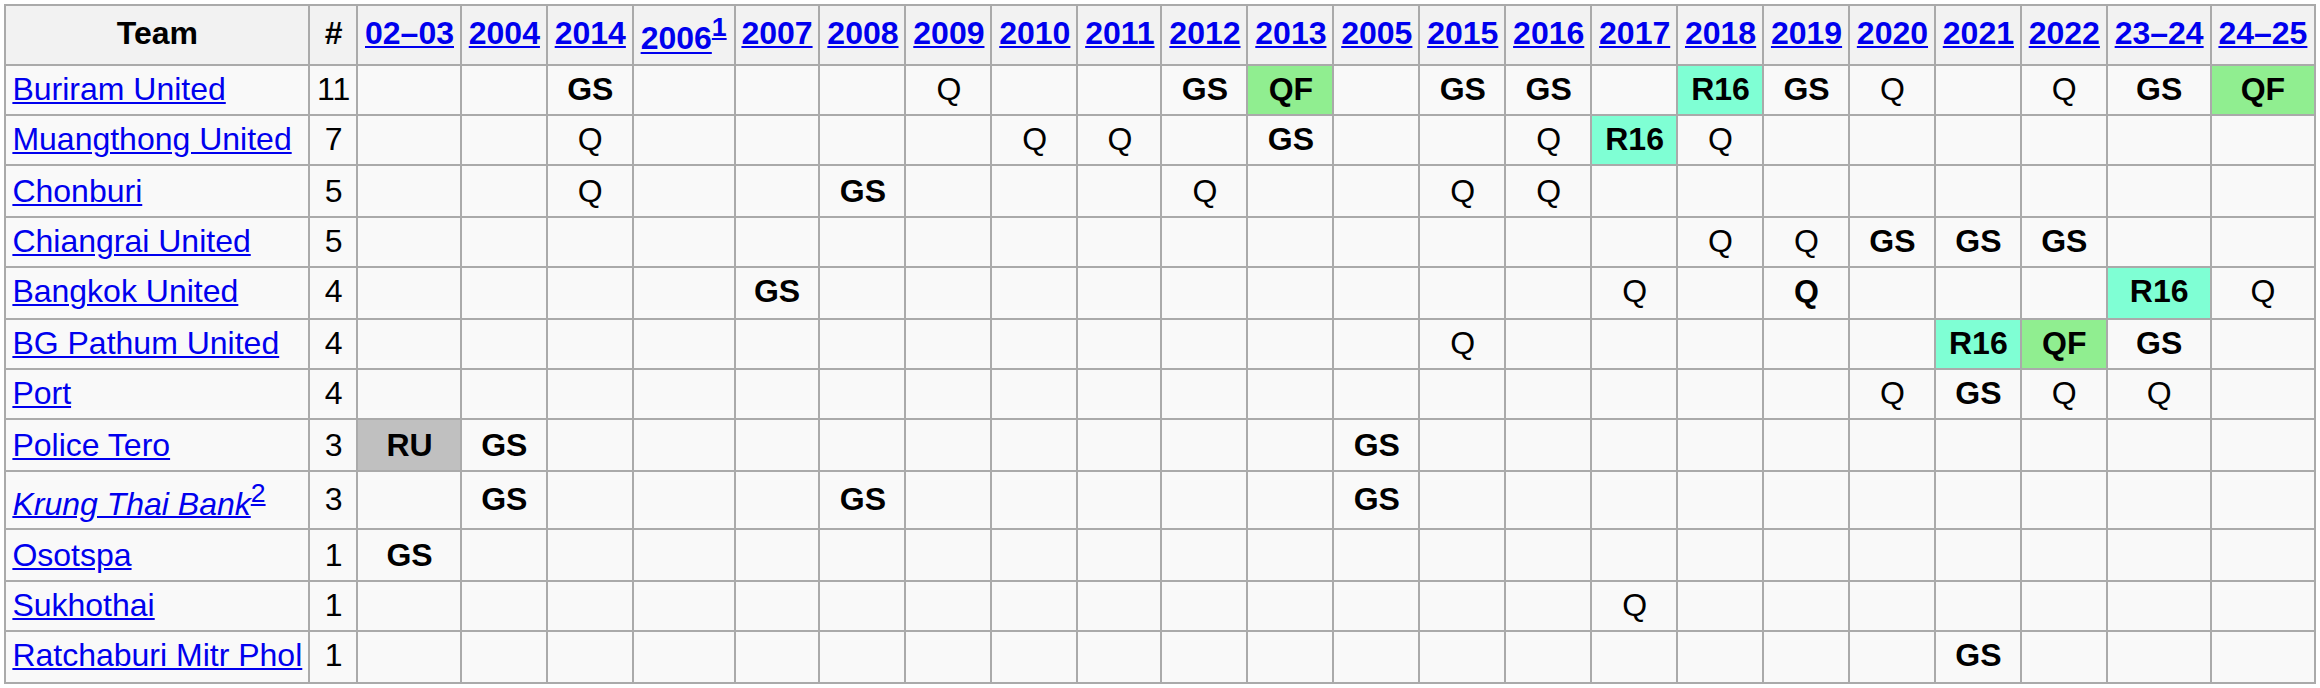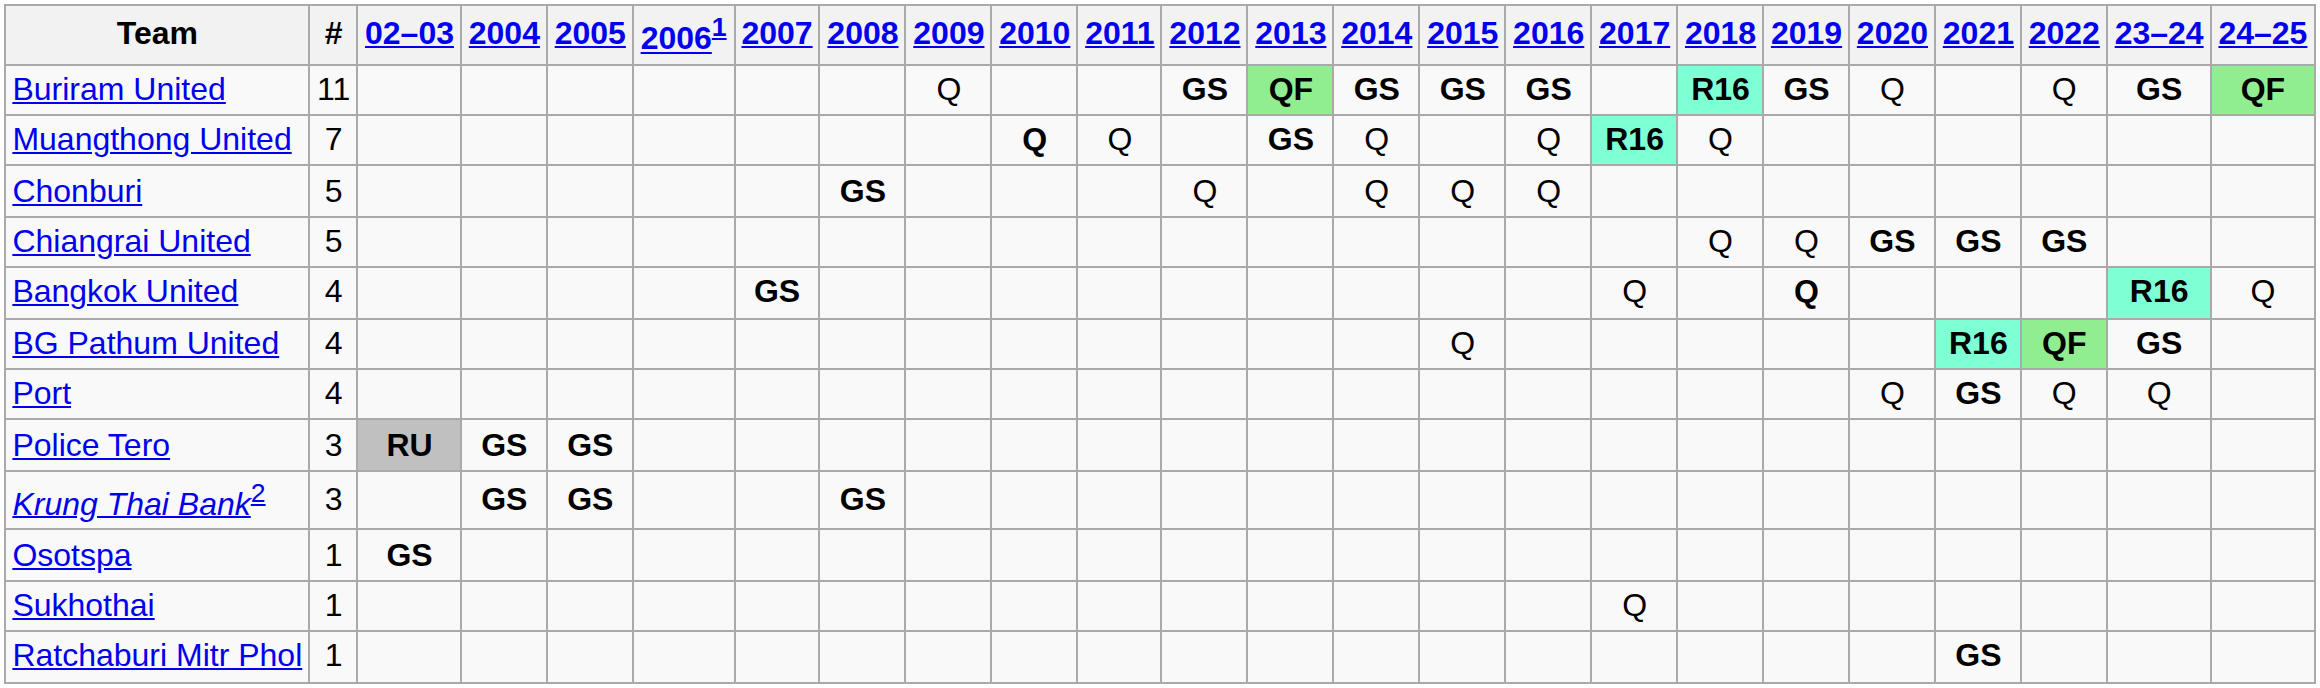columns swapped: (1377, 34) <-> (590, 34)
(1035, 140) normal -> (1035, 140) bold
